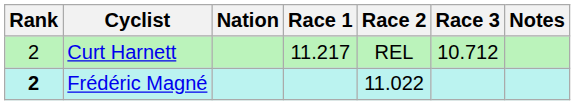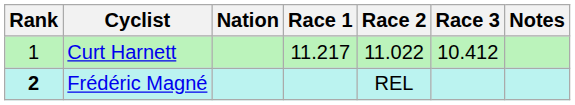(34, 52) 2 -> (34, 52) 1
(394, 52) REL -> (394, 52) 11.022
(468, 52) 10.712 -> (468, 52) 10.412
(394, 83) 11.022 -> (394, 83) REL
